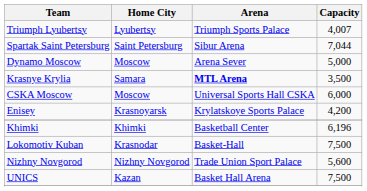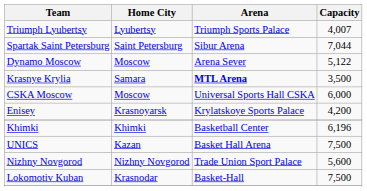(340, 62) 5,000 -> (340, 62) 5,122
rows swapped: (45, 144) <-> (22, 177)
